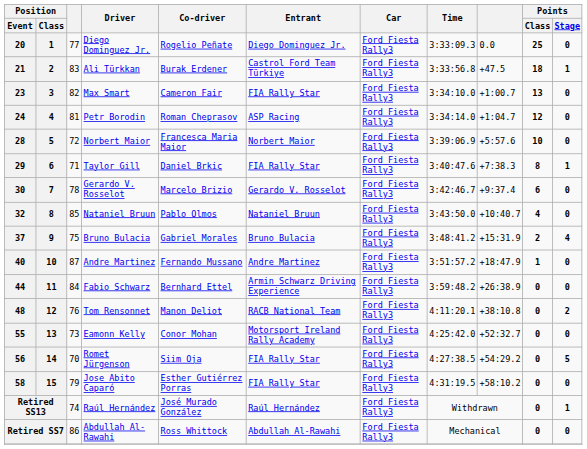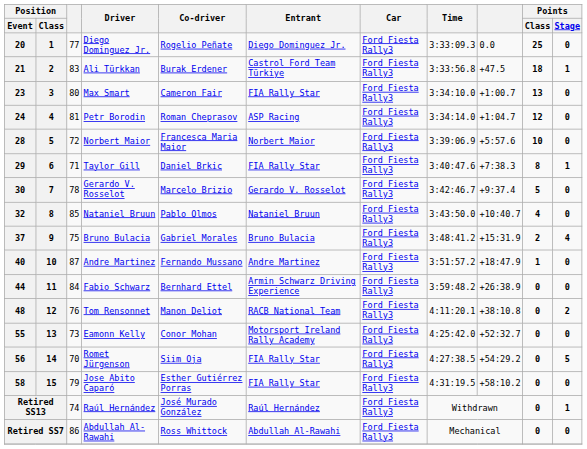(74, 93) 82 -> (74, 93) 80
(537, 190) 6 -> (537, 190) 5
